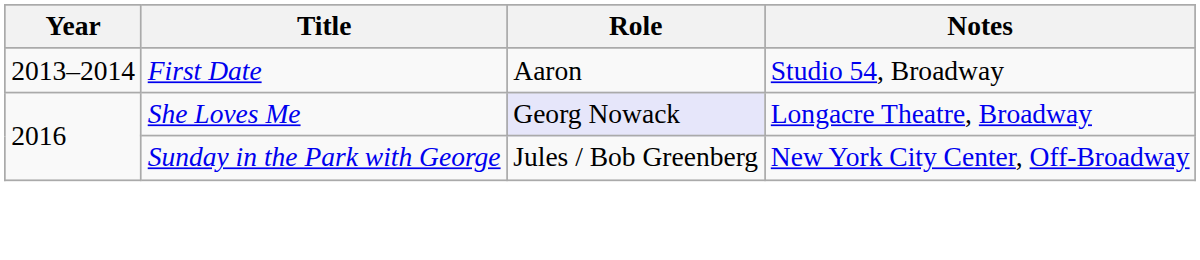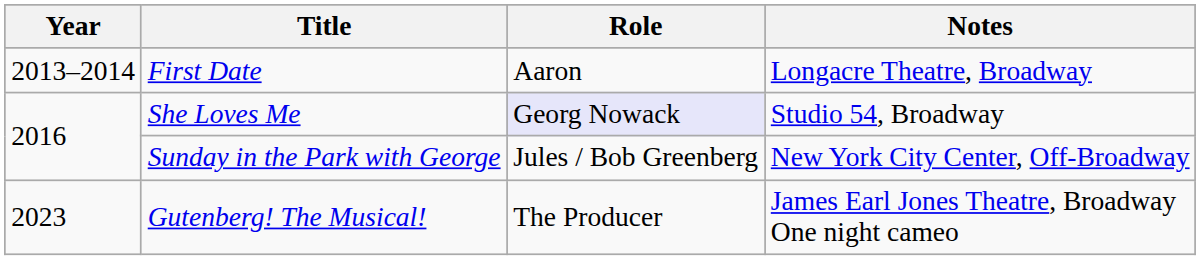(887, 69) Studio 54, Broadway -> (931, 69) Longacre Theatre, Broadway
(931, 113) Longacre Theatre, Broadway -> (887, 113) Studio 54, Broadway
+ row: (287, 216)
